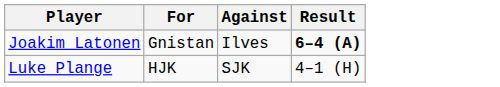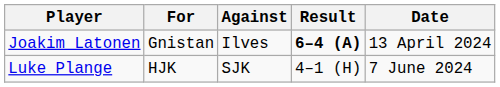+ column: (430, 17)
